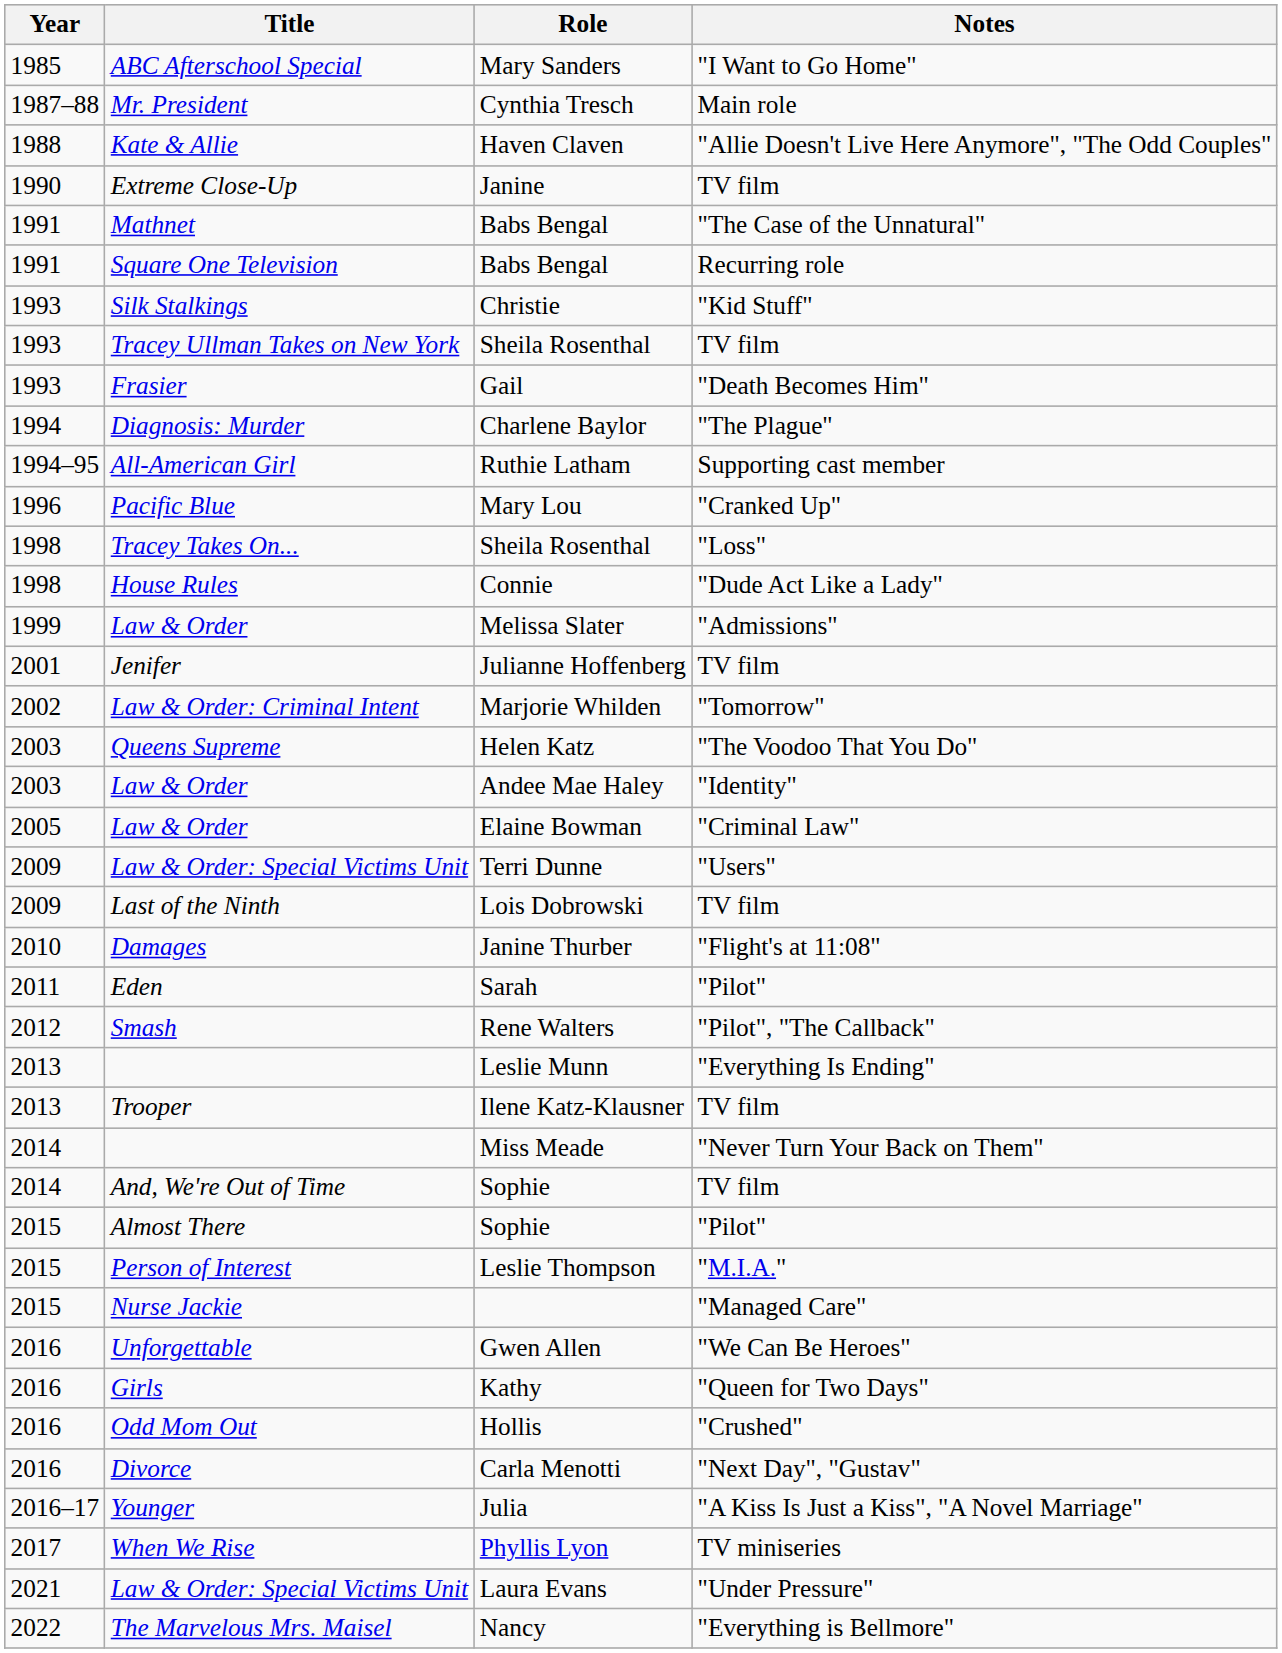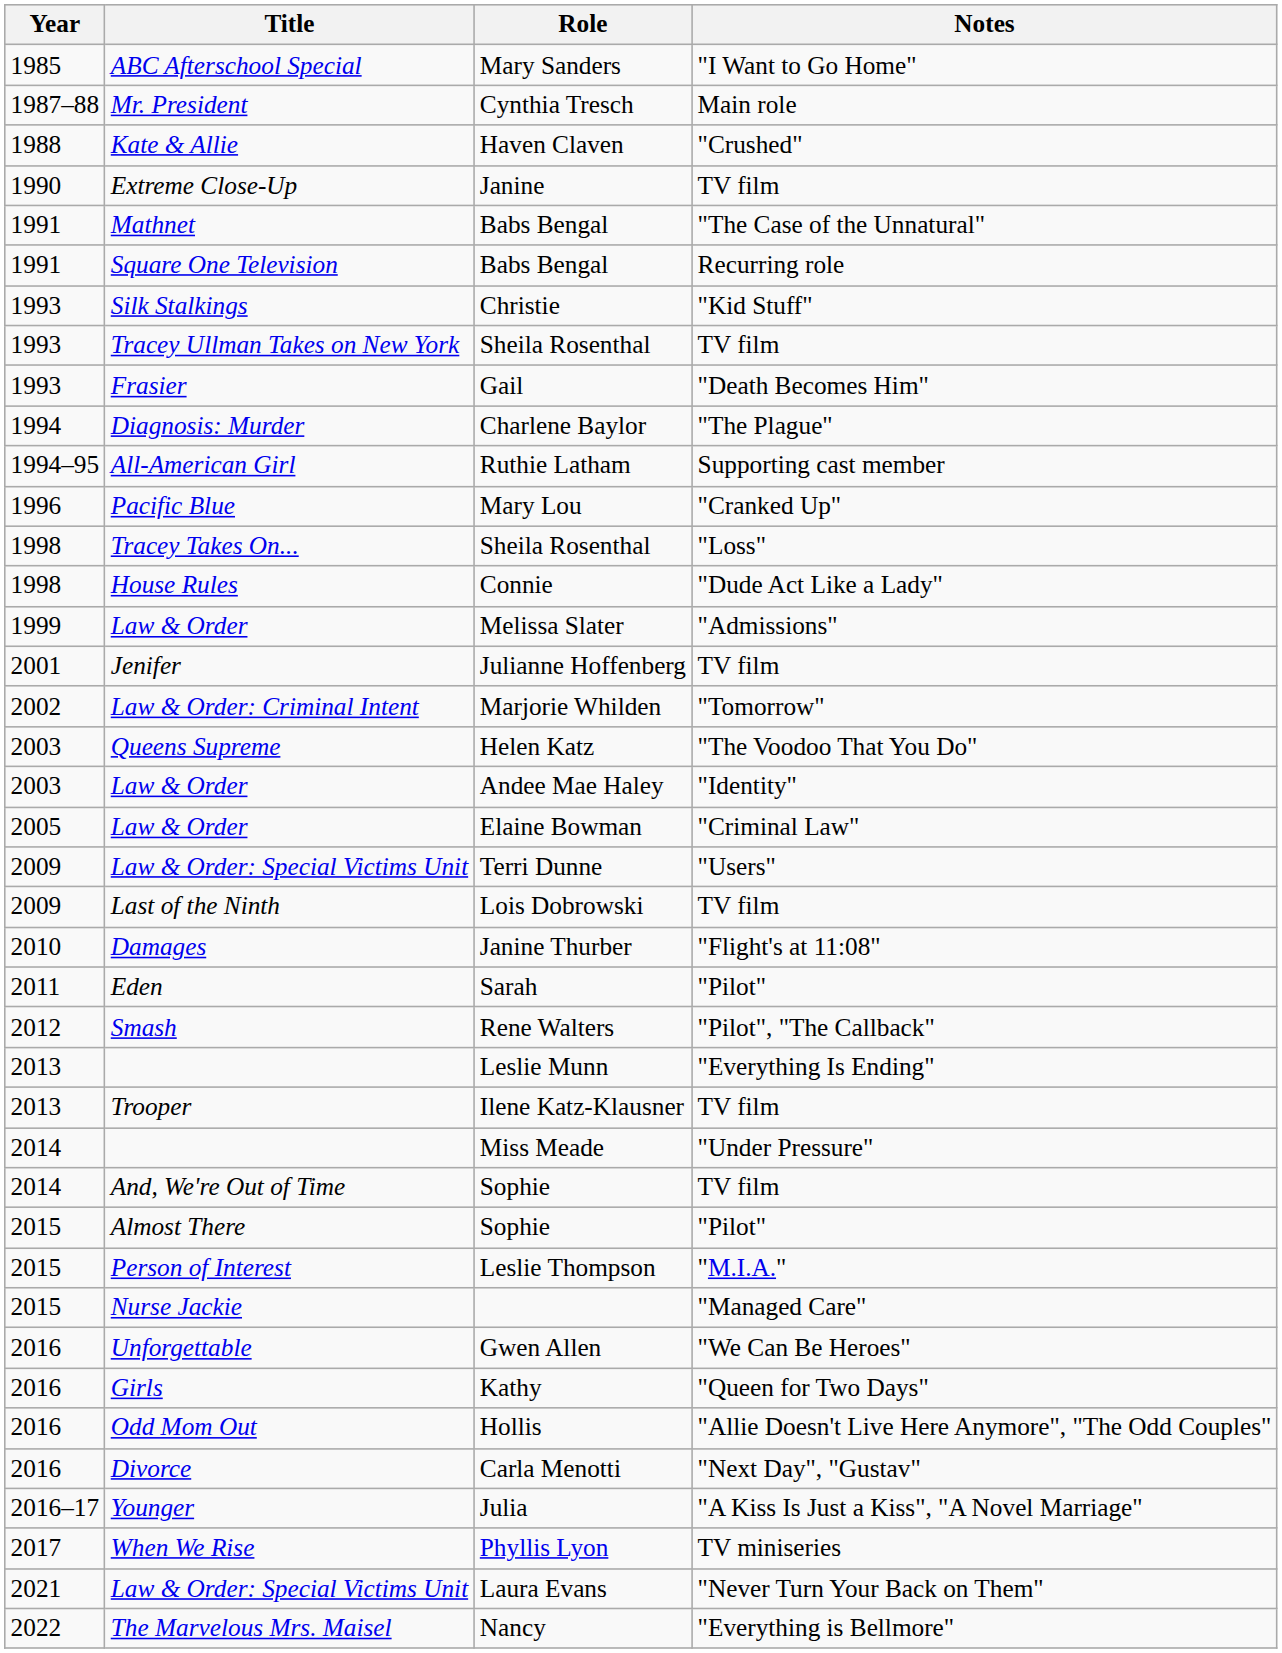(985, 144) "Allie Doesn't Live Here Anymore", "The Odd Couples" -> (750, 144) "Crushed"
(871, 1147) "Never Turn Your Back on Them" -> (786, 1147) "Under Pressure"
(750, 1427) "Crushed" -> (985, 1427) "Allie Doesn't Live Here Anymore", "The Odd Couples"
(786, 1588) "Under Pressure" -> (871, 1588) "Never Turn Your Back on Them"
